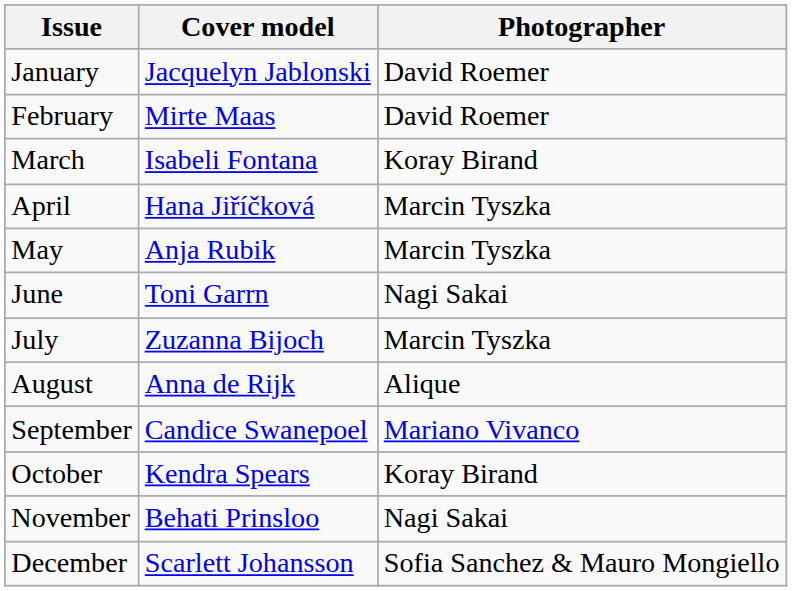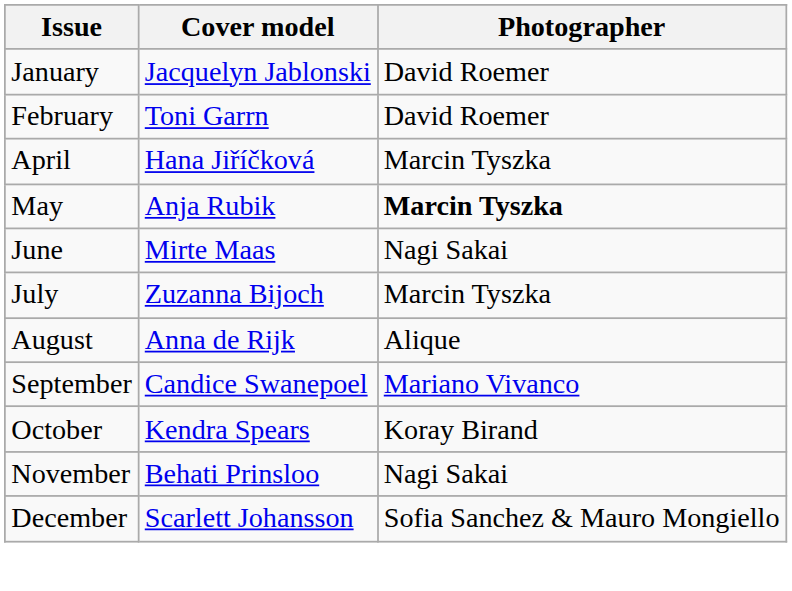(210, 116) Mirte Maas -> (207, 116) Toni Garrn
- row: (48, 160)
(467, 250) normal -> (473, 205) bold
(207, 294) Toni Garrn -> (210, 250) Mirte Maas
